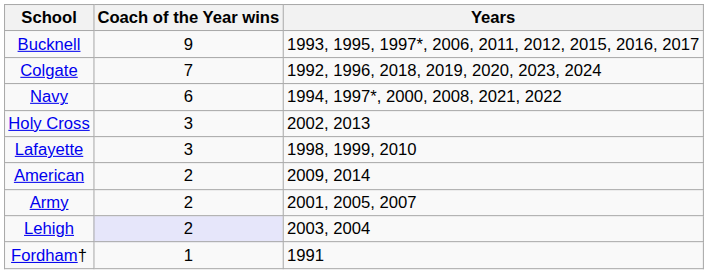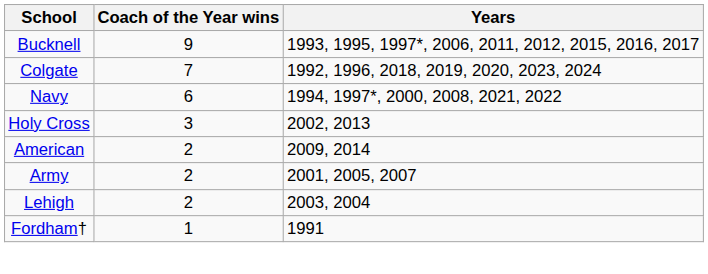- row: (49, 149)
(188, 228) lavender background -> (188, 202) no background
